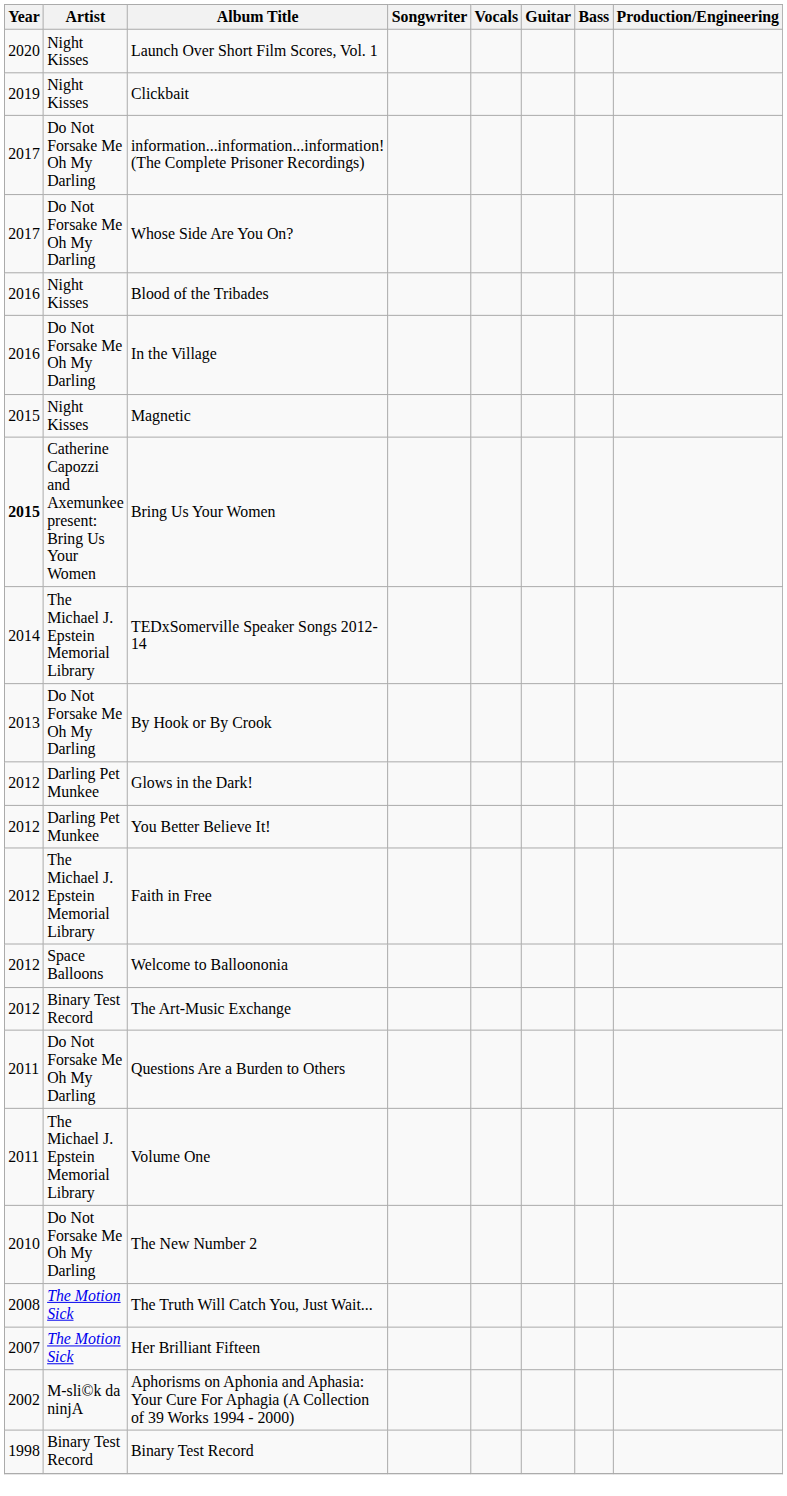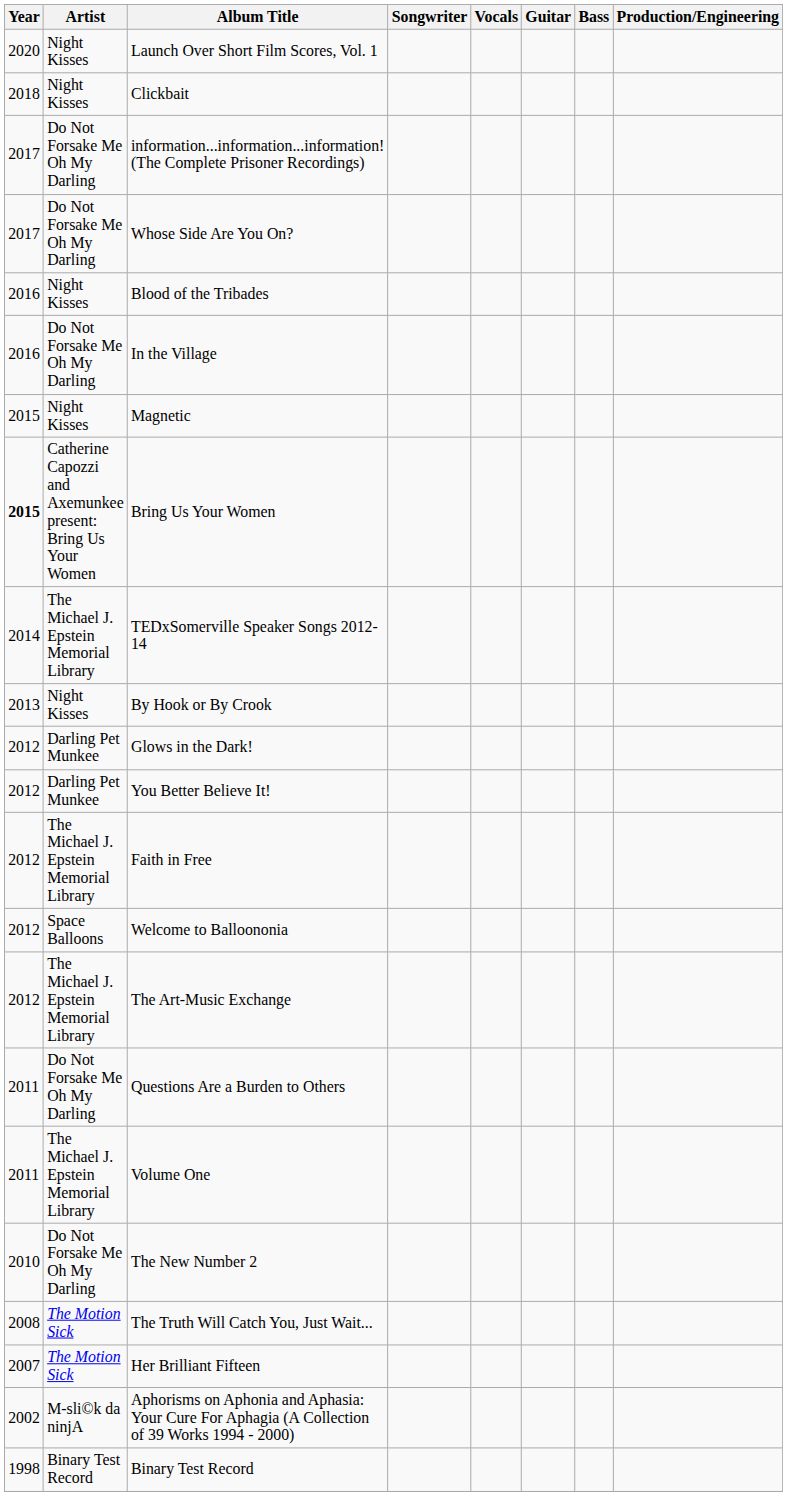(24, 94) 2019 -> (24, 94) 2018
(85, 722) Do Not Forsake Me Oh My Darling -> (68, 704) Night Kisses
(84, 1008) Binary Test Record -> (80, 999) The Michael J. Epstein Memorial Library
